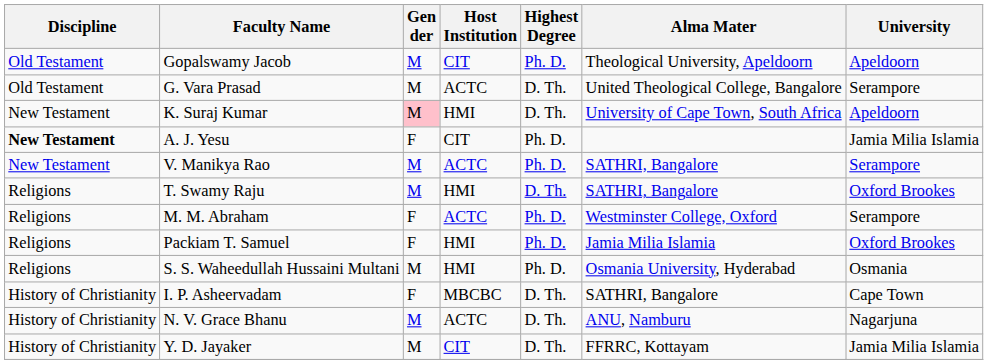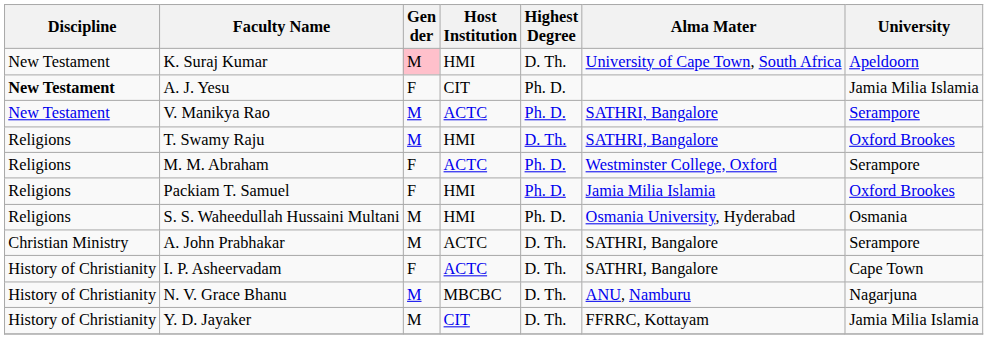- row: (227, 61)
- row: (212, 87)
+ row: (224, 242)
(473, 294) MBCBC -> (465, 268) ACTC
(465, 320) ACTC -> (473, 294) MBCBC
